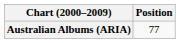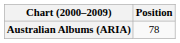(154, 30) 77 -> (154, 30) 78
